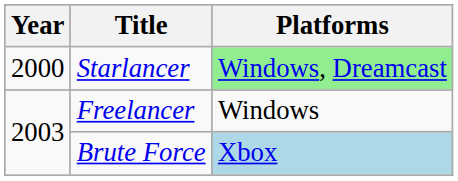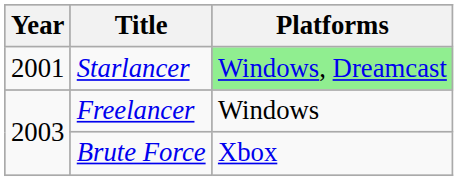(38, 68) 2000 -> (38, 68) 2001
(248, 152) lightblue background -> (248, 152) no background
